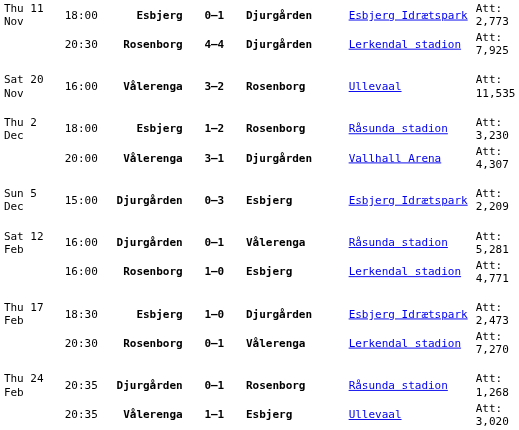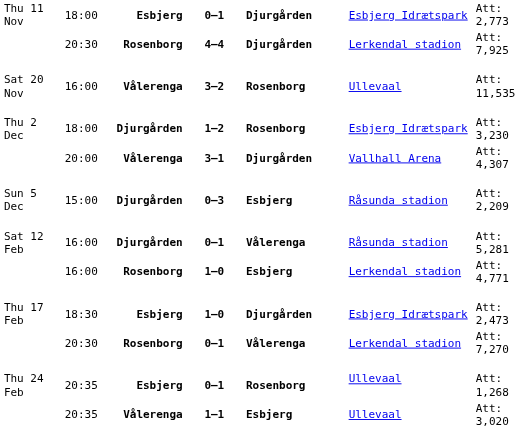(160, 129) Esbjerg -> (150, 129) Djurgården
(398, 129) Råsunda stadion -> (408, 129) Esbjerg Idrætspark
(408, 200) Esbjerg Idrætspark -> (398, 200) Råsunda stadion
(150, 385) Djurgården -> (160, 385) Esbjerg
(398, 385) Råsunda stadion -> (375, 379) Ullevaal
